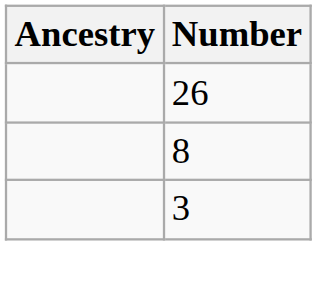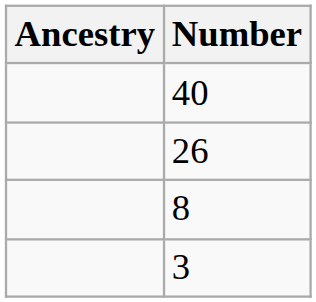+ row: (190, 92)
